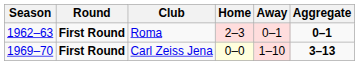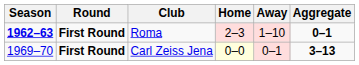(30, 32) normal -> (30, 32) bold
(272, 32) 0–1 -> (272, 32) 1–10
(272, 51) 1–10 -> (272, 51) 0–1
